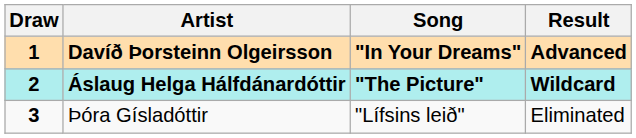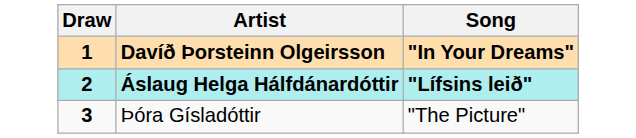- column: (579, 20)
(419, 84) "The Picture" -> (470, 84) "Lífsins leið"
(410, 116) "Lífsins leið" -> (467, 116) "The Picture"
